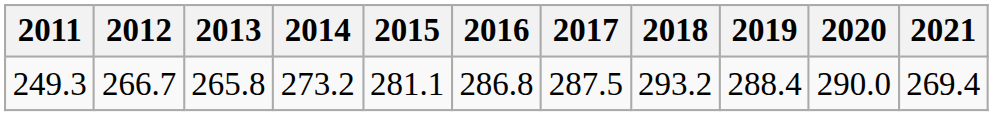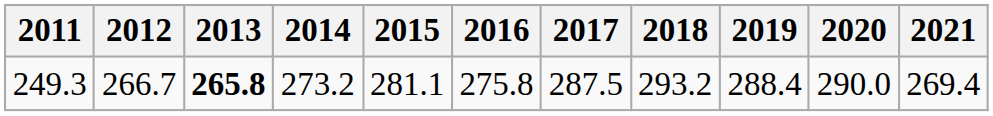(228, 82) normal -> (228, 82) bold
(496, 82) 286.8 -> (496, 82) 275.8
